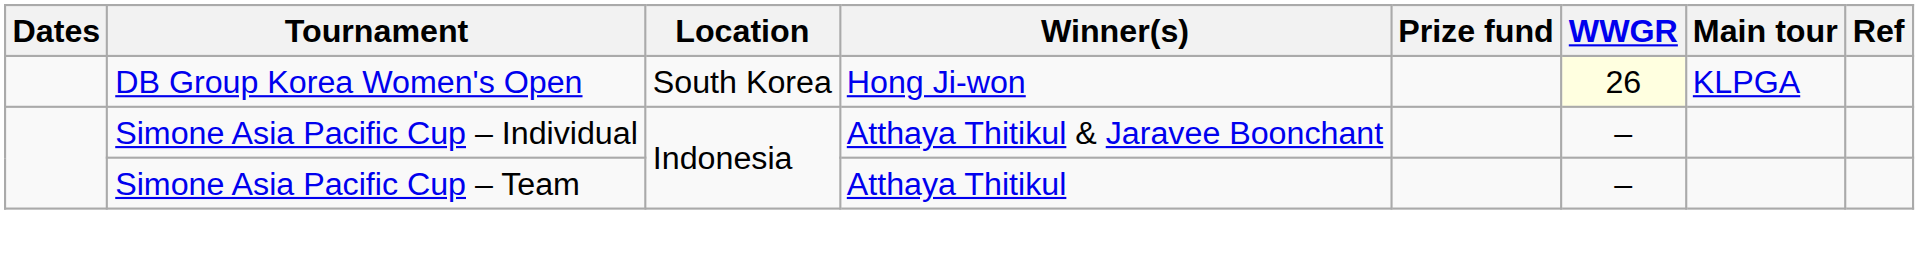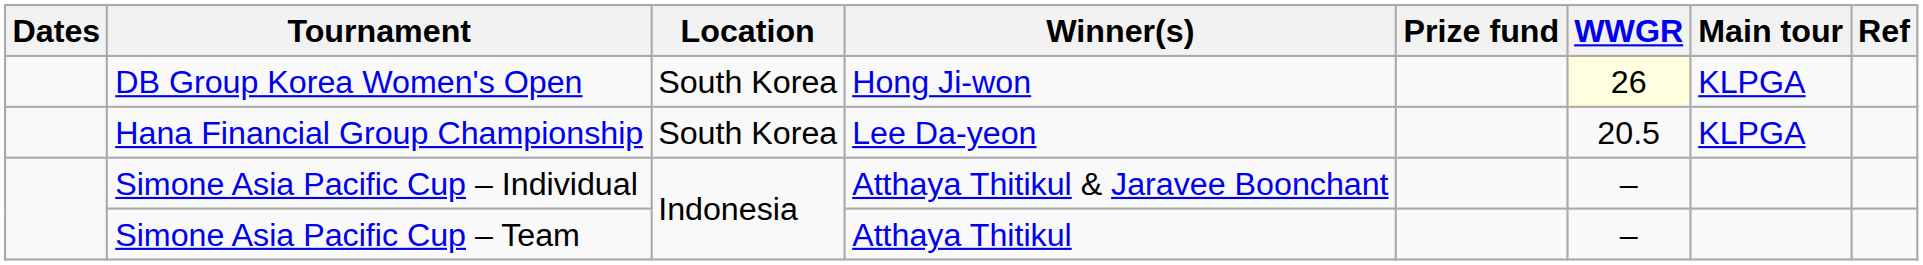+ row: (379, 133)
